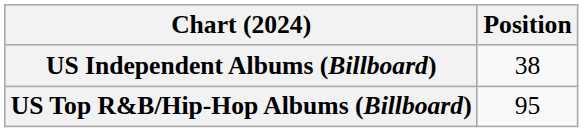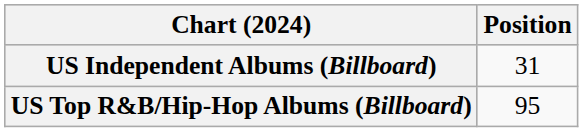(528, 65) 38 -> (528, 65) 31
